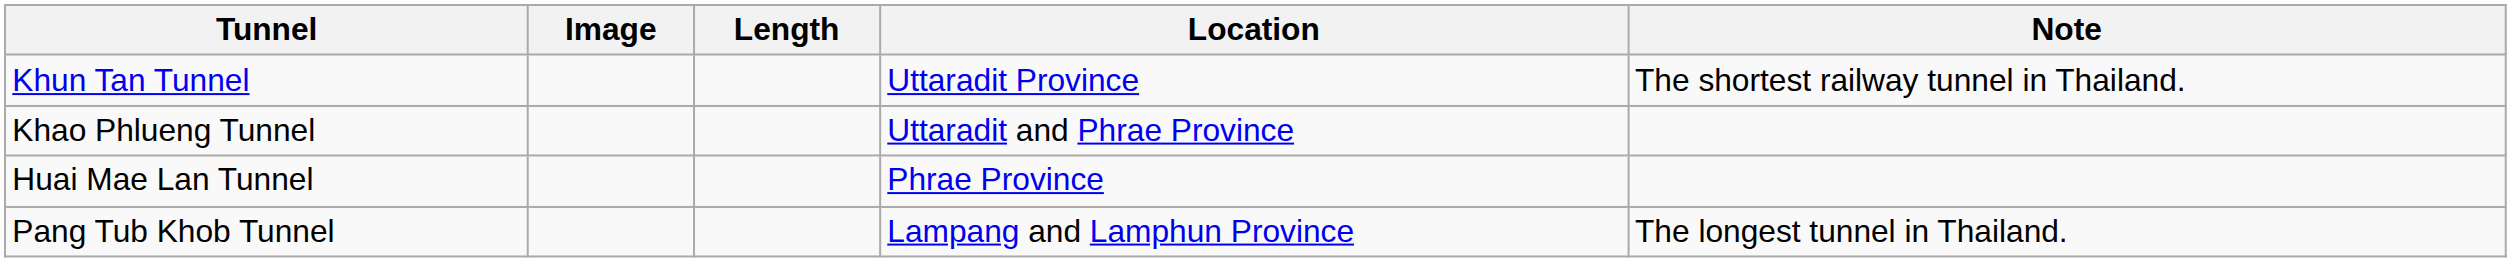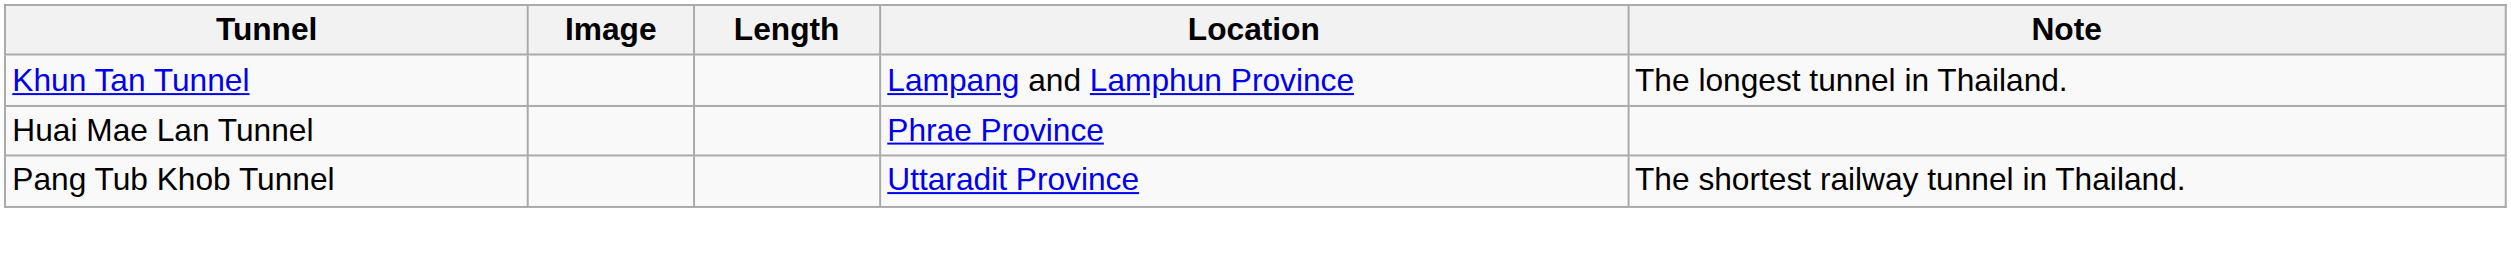(1013, 79) Uttaradit Province -> (1121, 79) Lampang and Lamphun Province
(1910, 79) The shortest railway tunnel in Thailand. -> (1851, 79) The longest tunnel in Thailand.
- row: (164, 130)
(1121, 230) Lampang and Lamphun Province -> (1013, 180) Uttaradit Province
(1851, 230) The longest tunnel in Thailand. -> (1910, 180) The shortest railway tunnel in Thailand.
